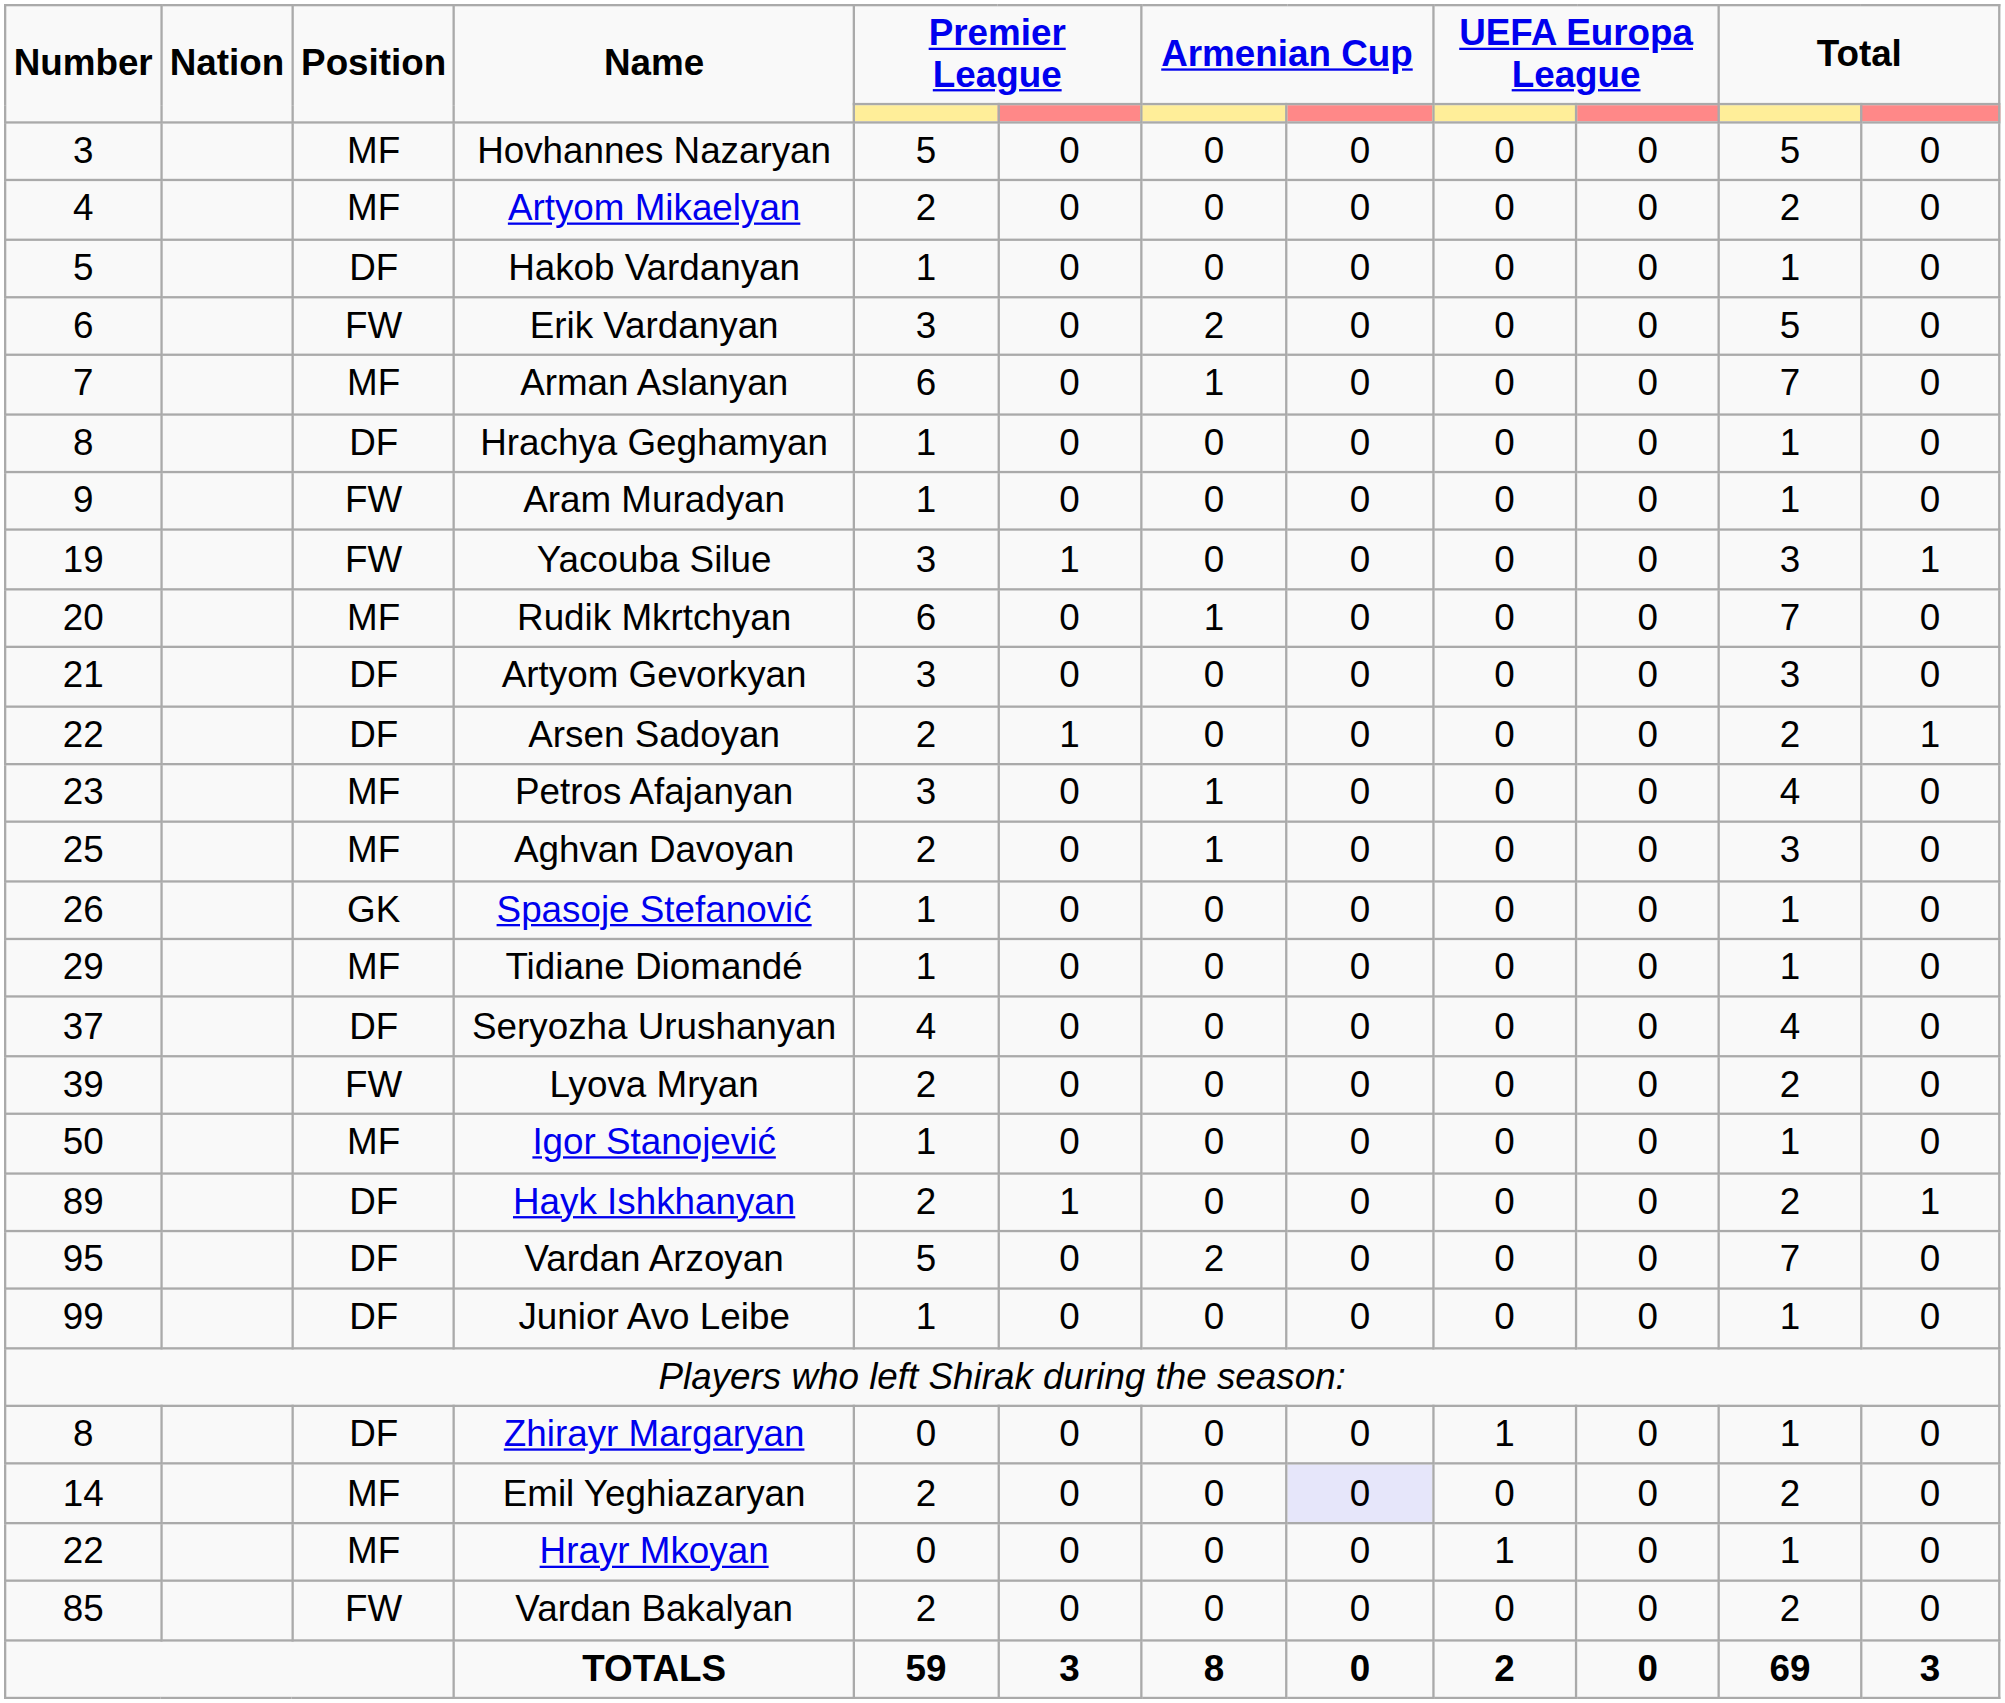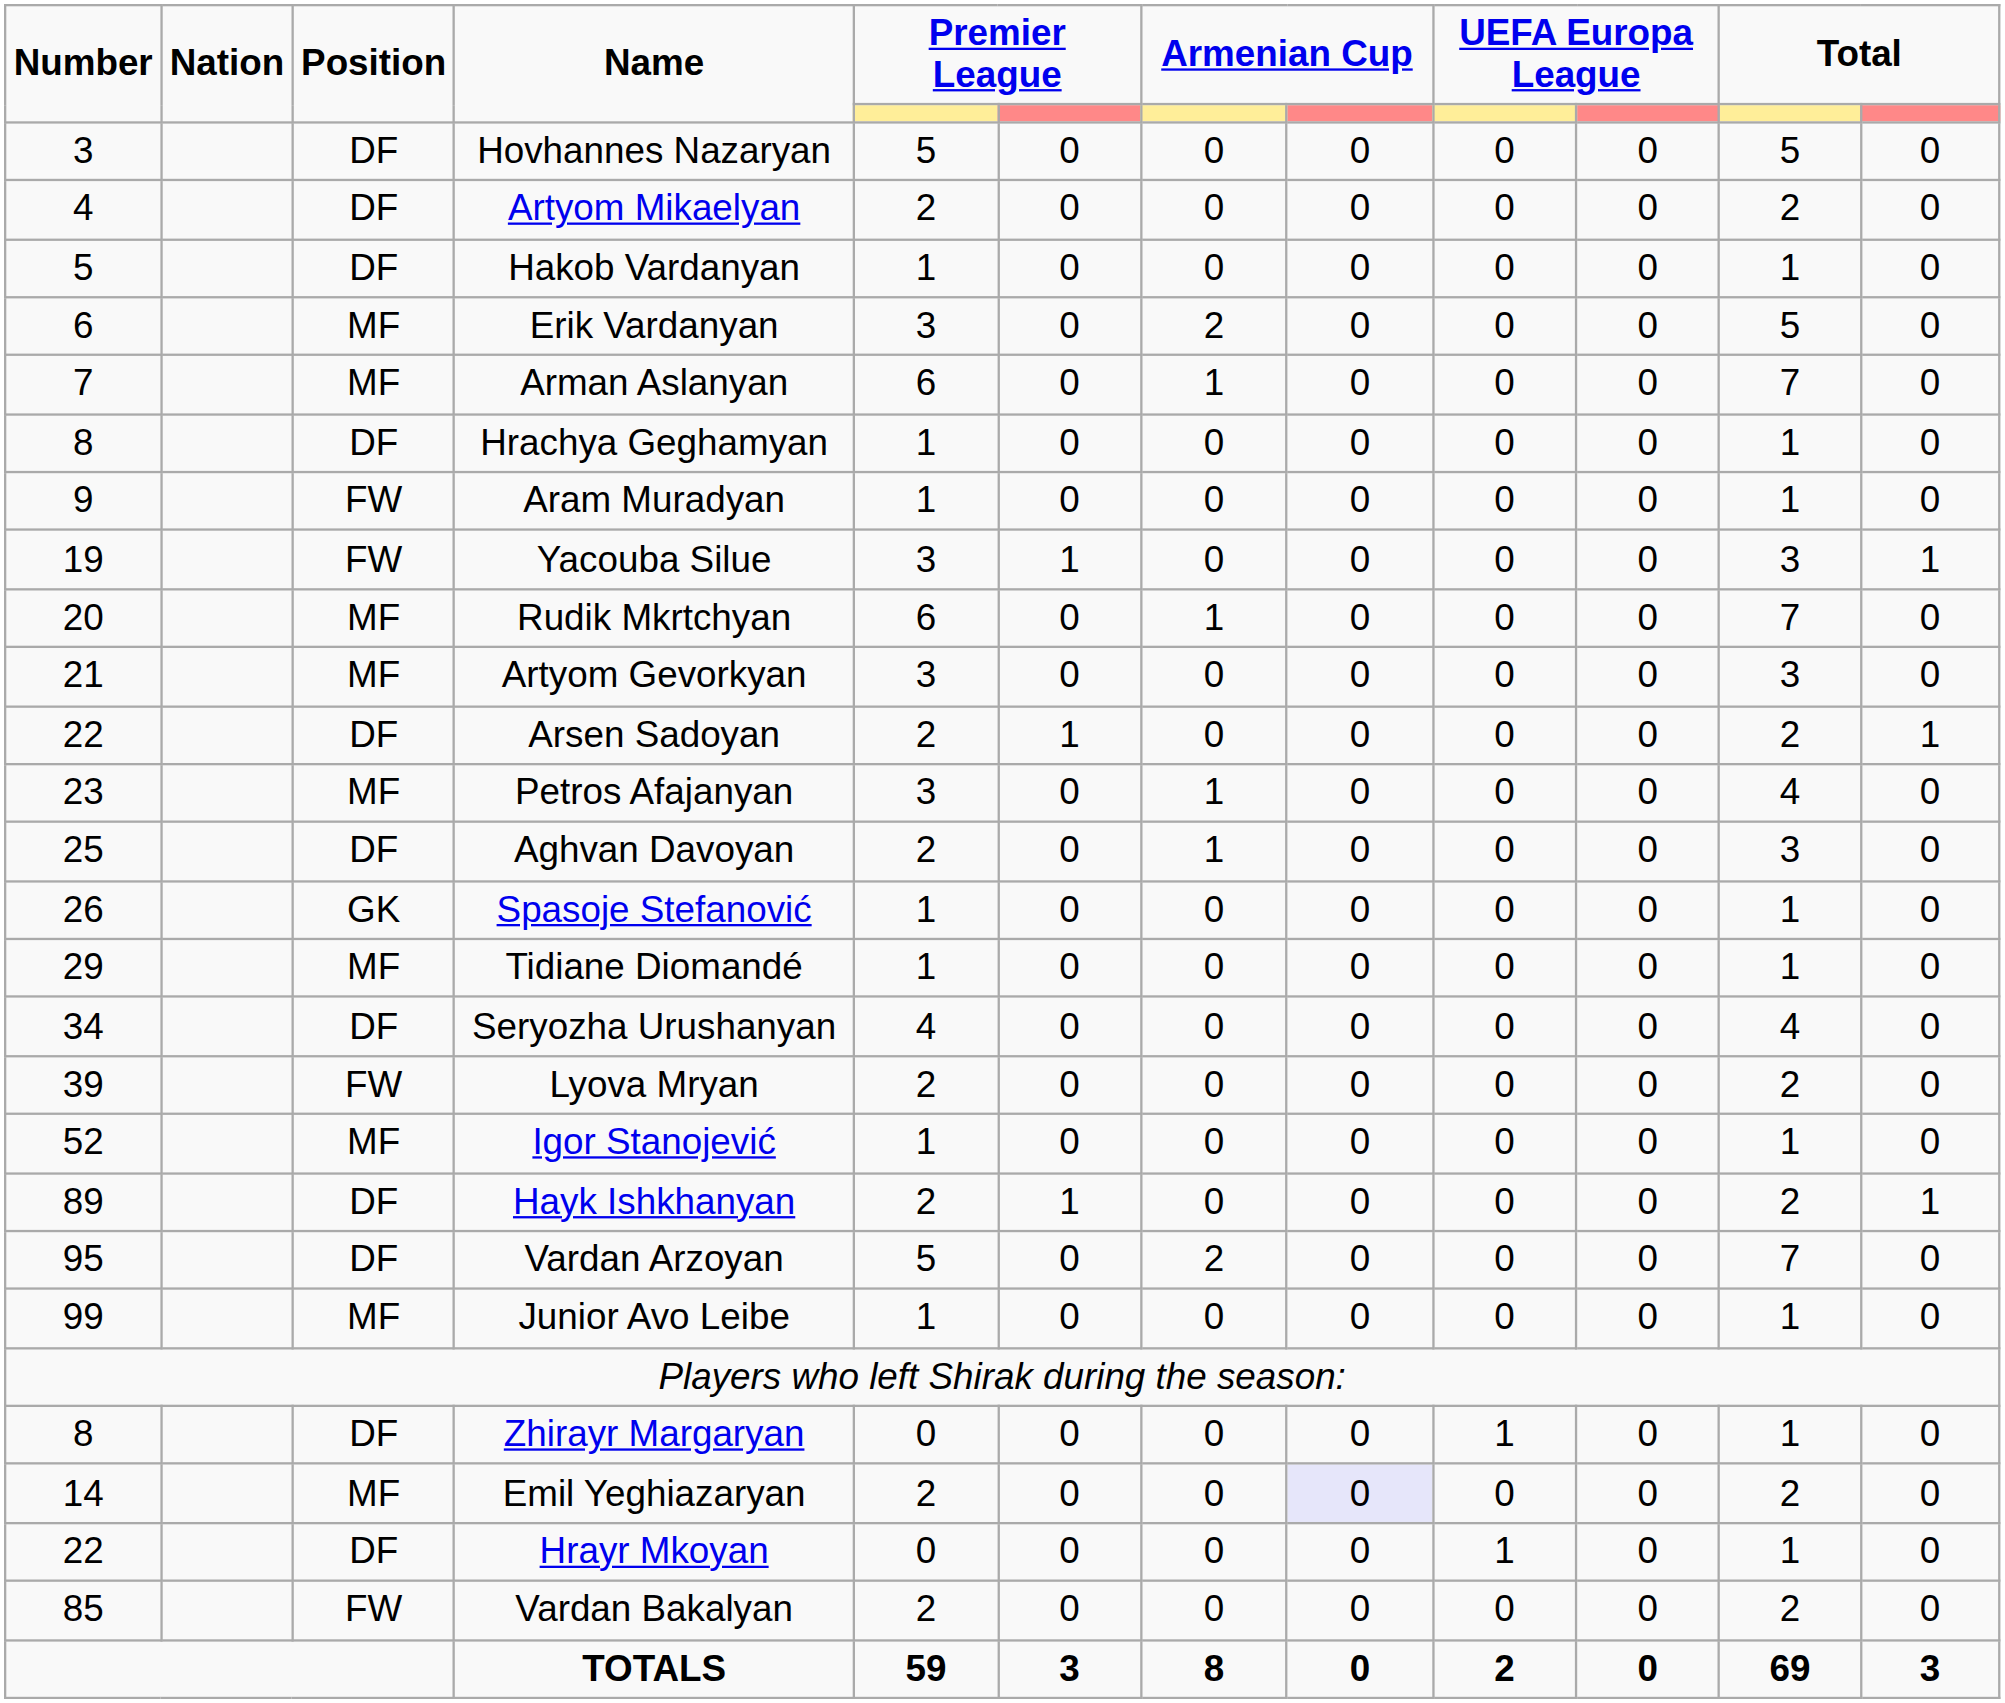(374, 150) MF -> (374, 150) DF
(374, 208) MF -> (374, 208) DF
(374, 325) FW -> (374, 325) MF
(374, 675) DF -> (374, 675) MF
(374, 850) MF -> (374, 850) DF
(83, 1025) 37 -> (83, 1025) 34
(83, 1142) 50 -> (83, 1142) 52
(374, 1317) DF -> (374, 1317) MF
(374, 1551) MF -> (374, 1551) DF
